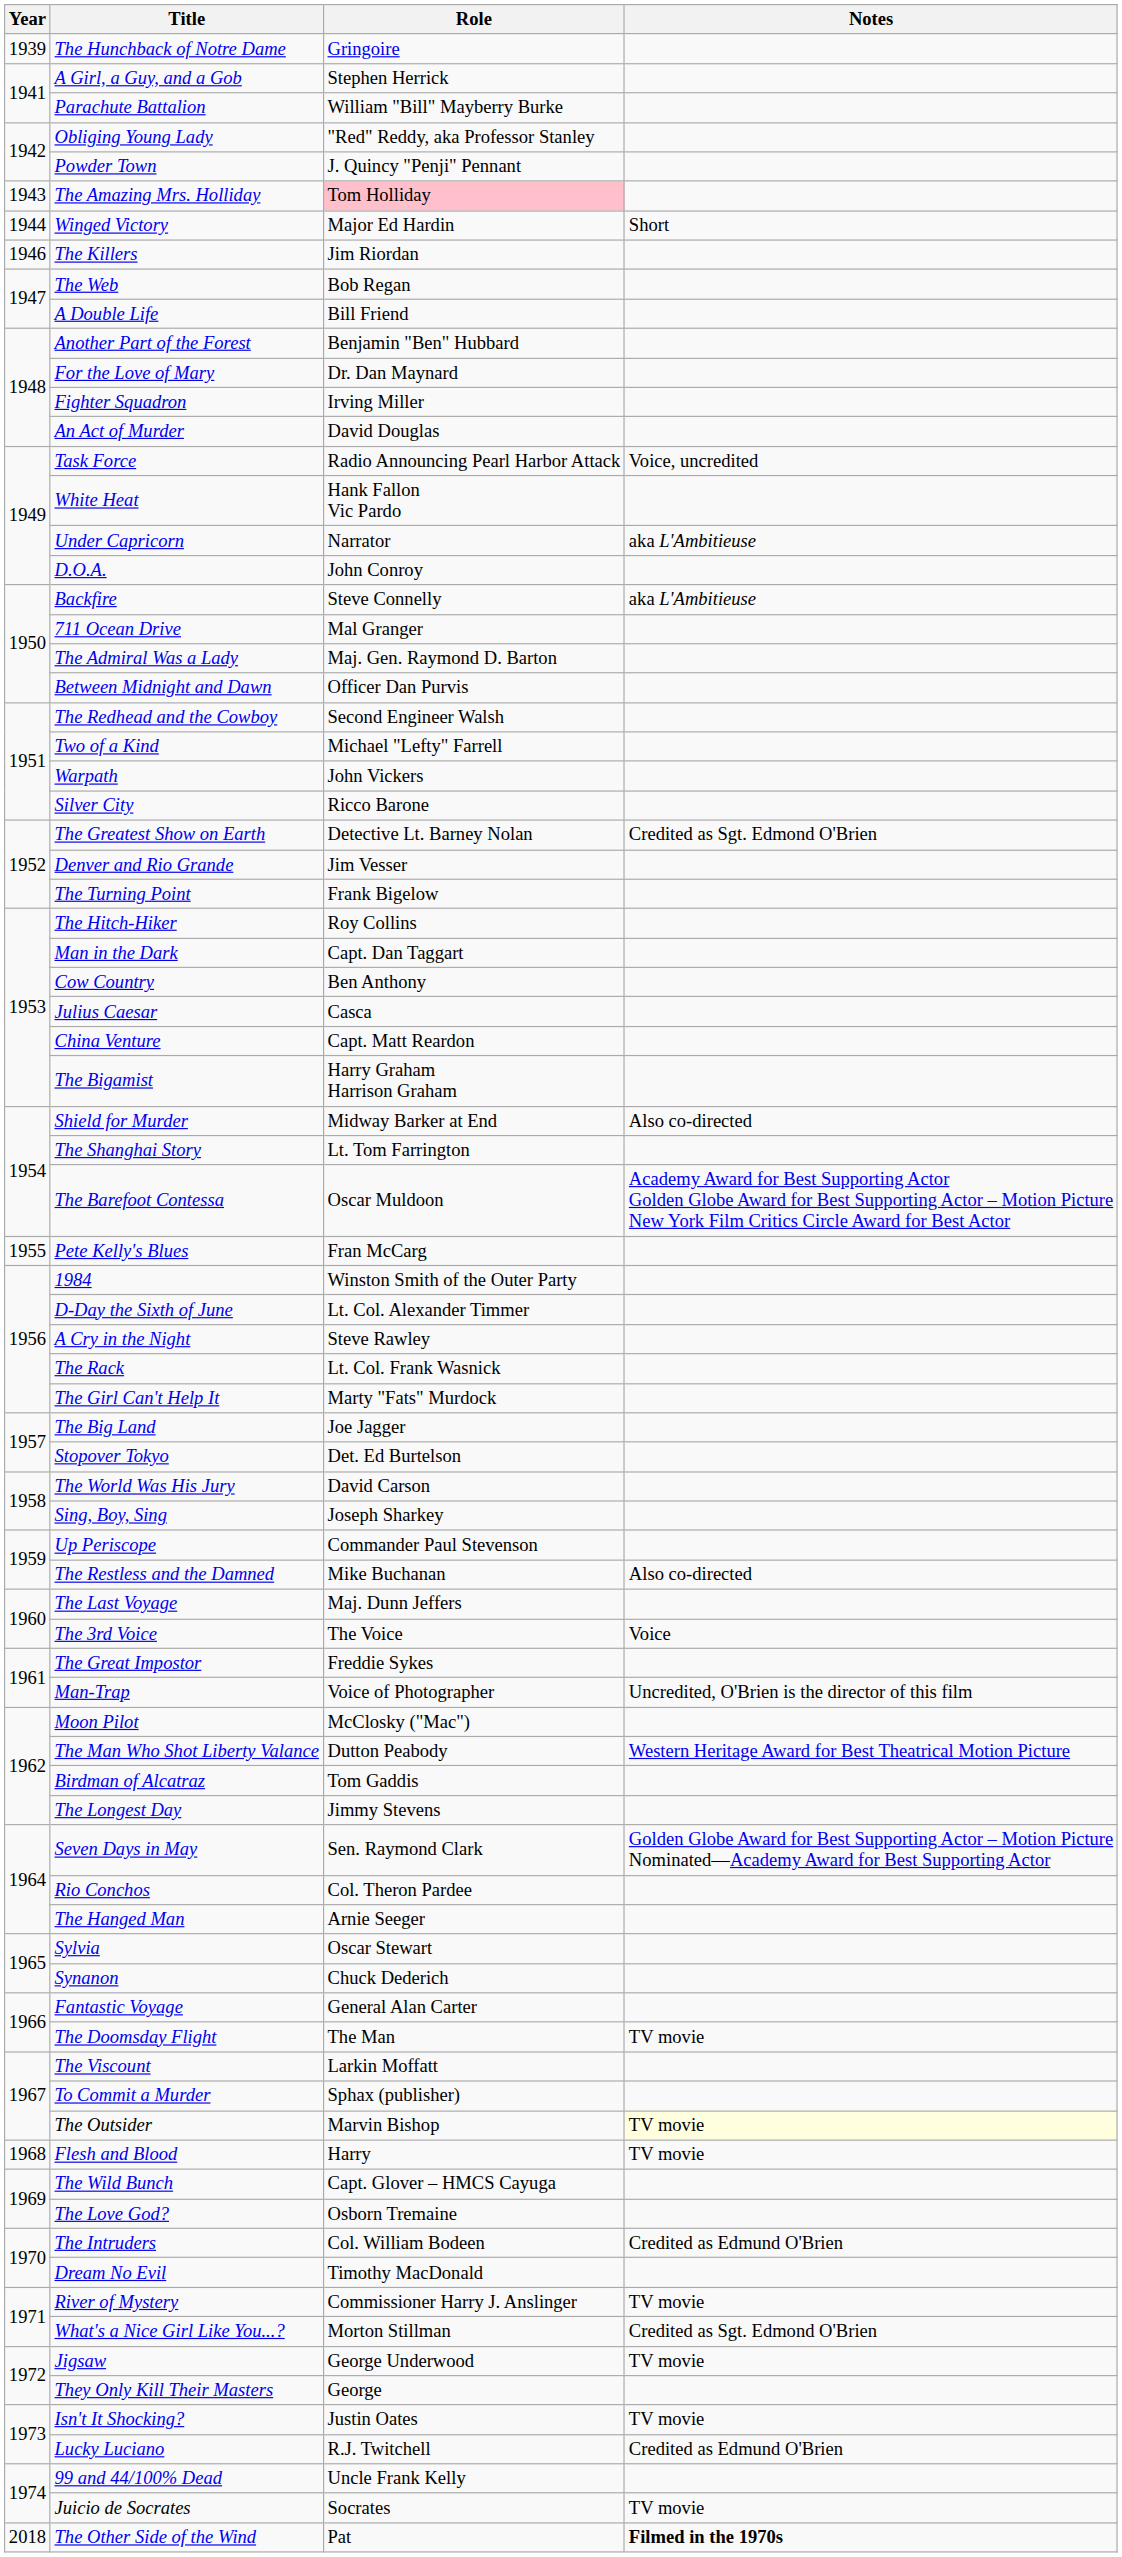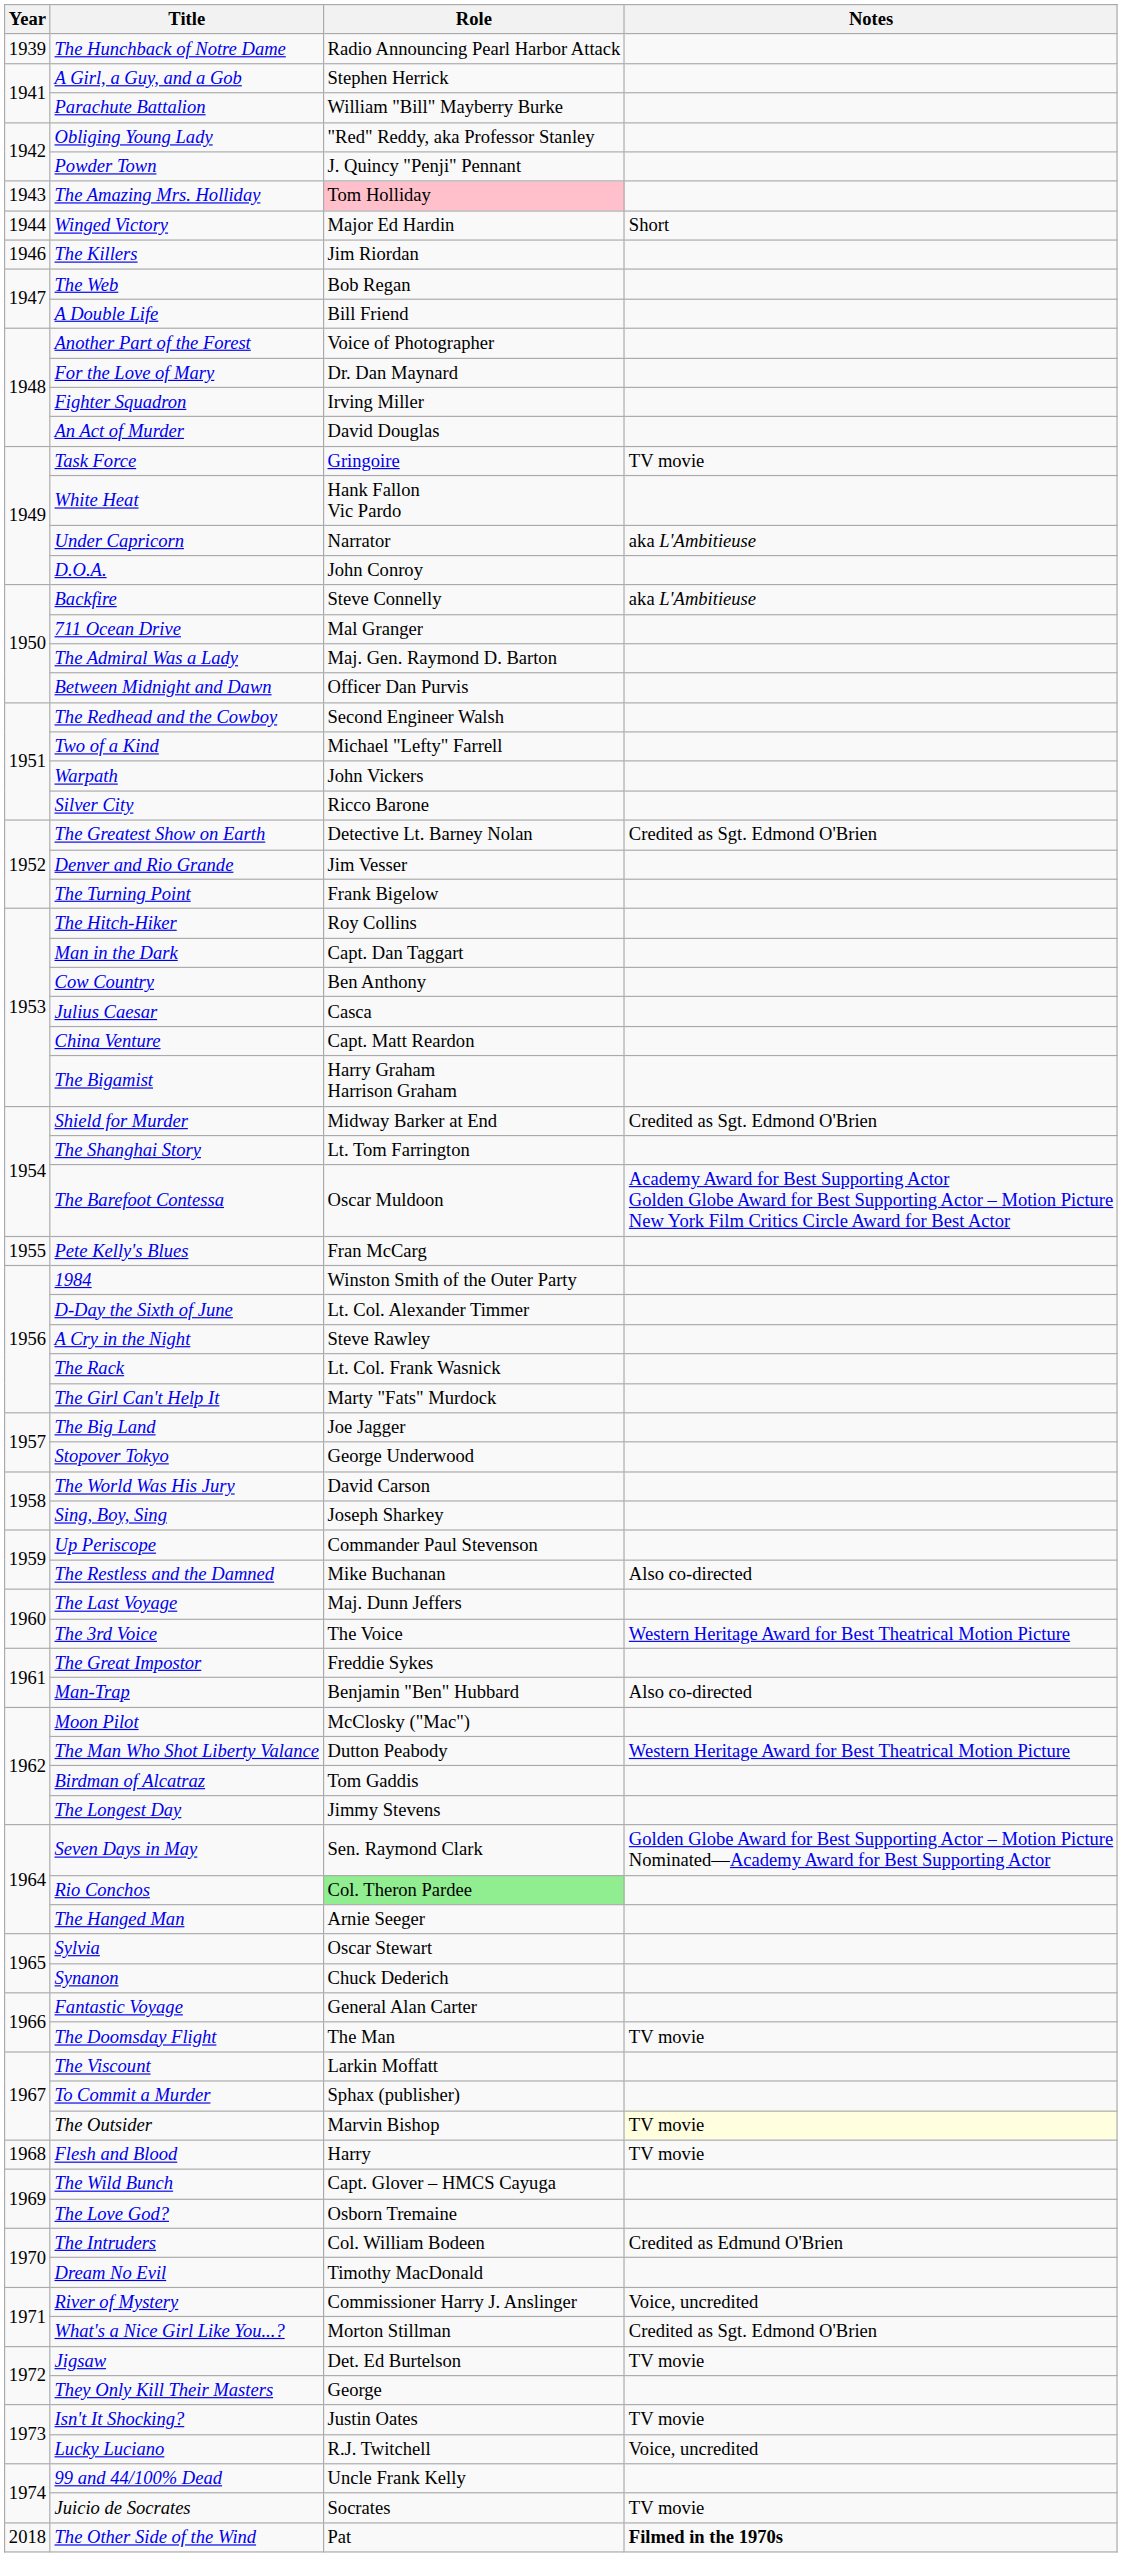(364, 48) Gringoire -> (474, 48) Radio Announcing Pearl Harbor Attack
(423, 343) Benjamin "Ben" Hubbard -> (411, 343) Voice of Photographer
(474, 460) Radio Announcing Pearl Harbor Attack -> (364, 460) Gringoire
(694, 460) Voice, uncredited -> (667, 460) TV movie
(690, 1120) Also co-directed -> (753, 1120) Credited as Sgt. Edmond O'Brien
(394, 1456) Det. Ed Burtelson -> (401, 1456) George Underwood
(650, 1633) Voice -> (849, 1633) Western Heritage Award for Best Theatrical Motion Picture
(411, 1692) Voice of Photographer -> (423, 1692) Benjamin "Ben" Hubbard
(801, 1692) Uncredited, O'Brien is the director of this film -> (690, 1692) Also co-directed
(400, 1889) no background -> (400, 1889) lightgreen background
(667, 2301) TV movie -> (694, 2301) Voice, uncredited
(401, 2360) George Underwood -> (394, 2360) Det. Ed Burtelson
(736, 2448) Credited as Edmund O'Brien -> (694, 2448) Voice, uncredited
